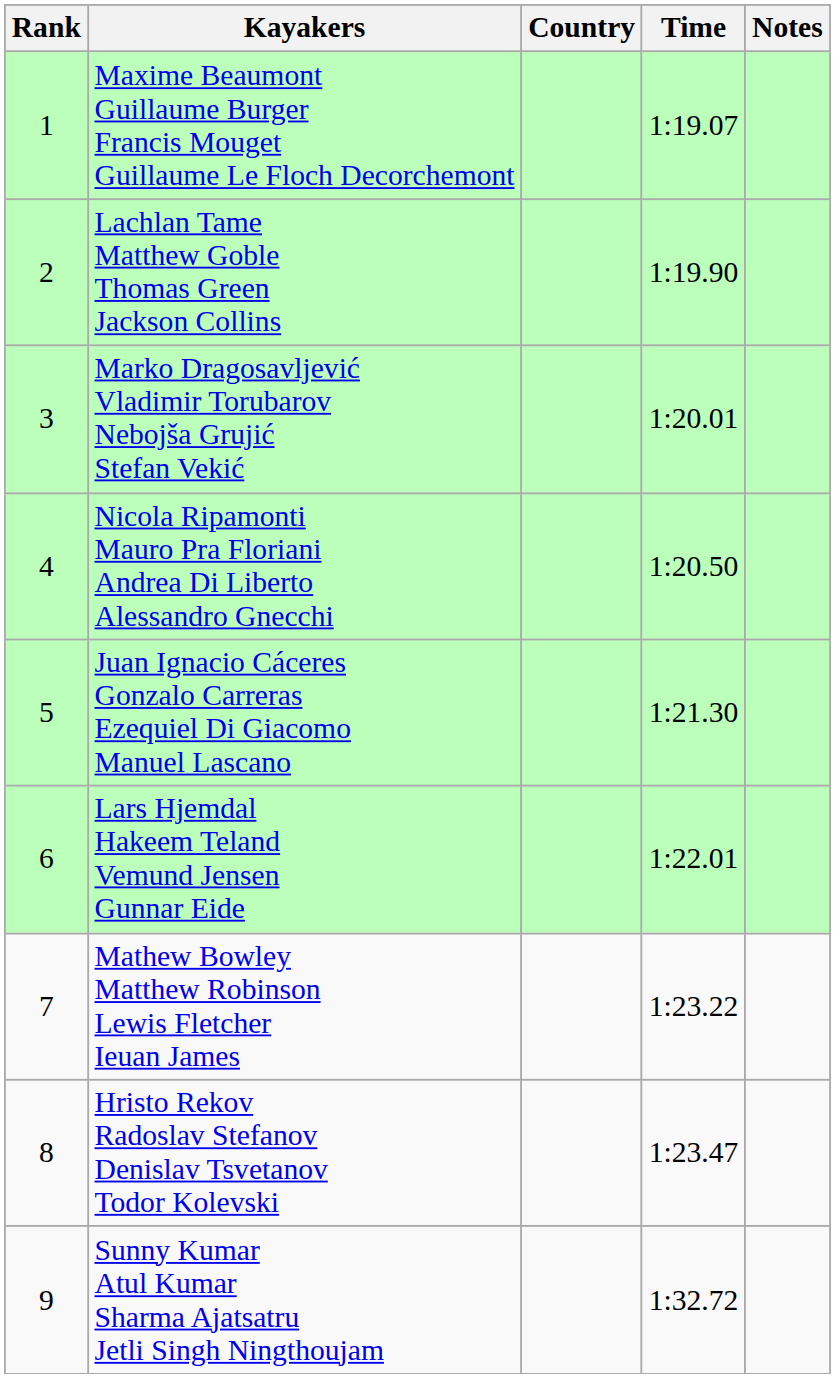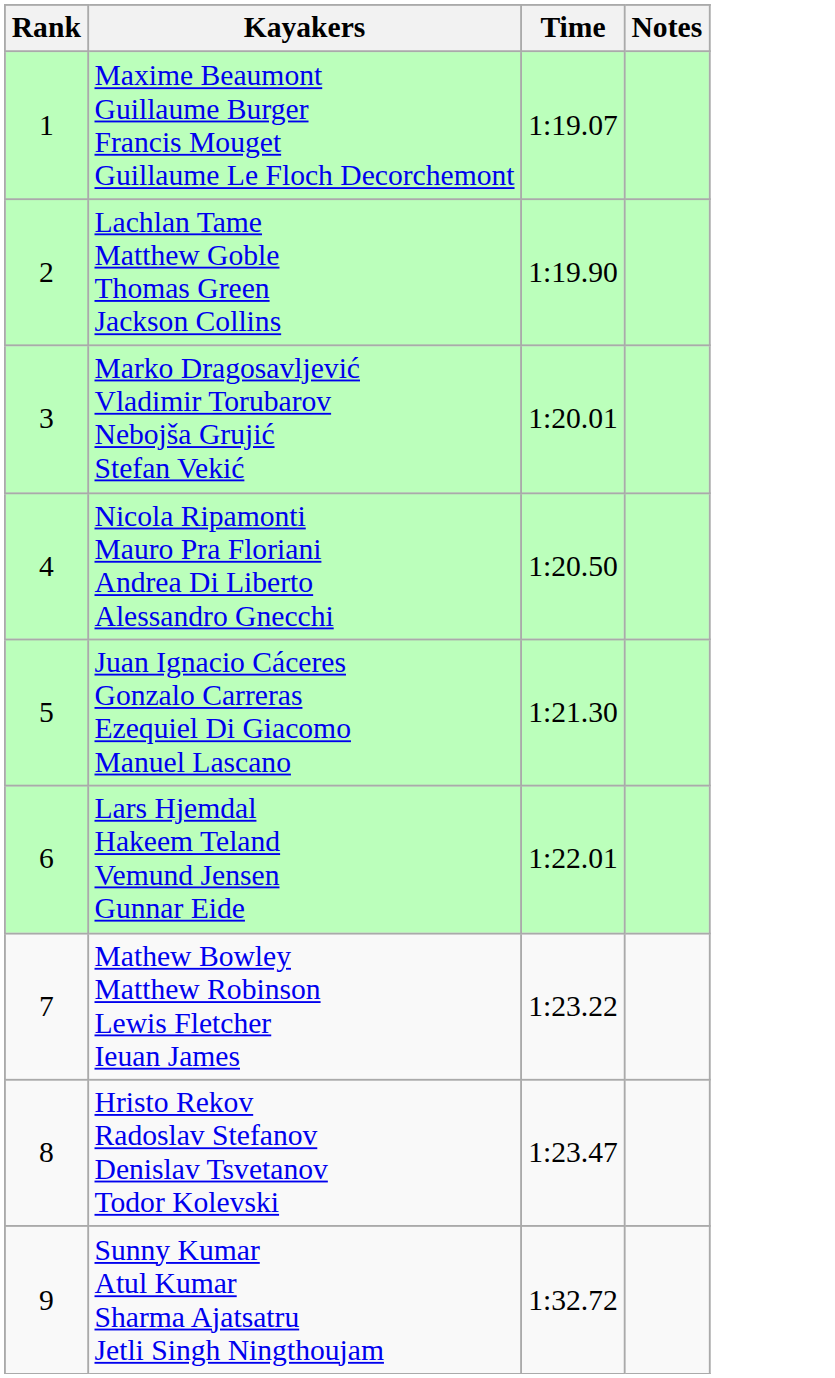- column: (582, 27)
